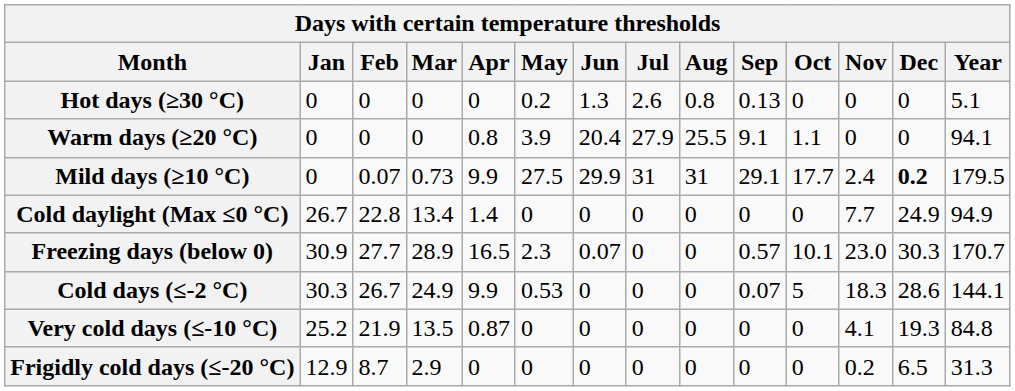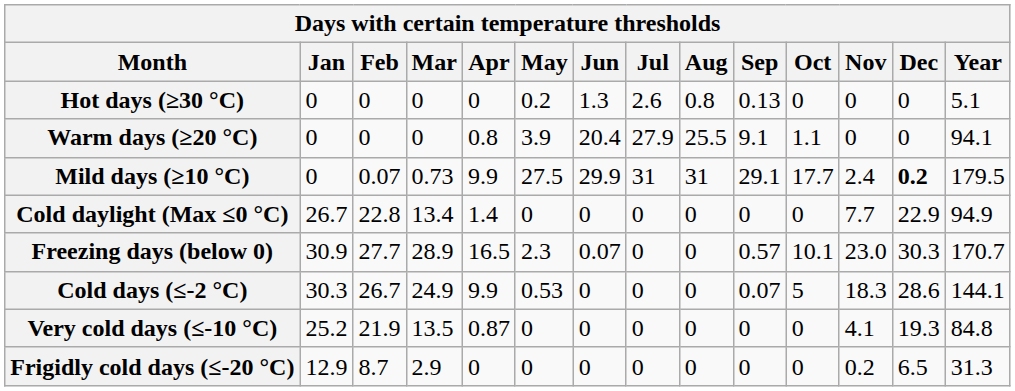(919, 213) 24.9 -> (919, 213) 22.9
